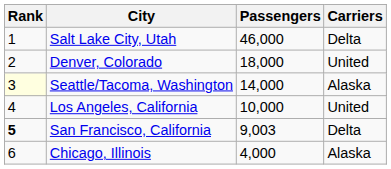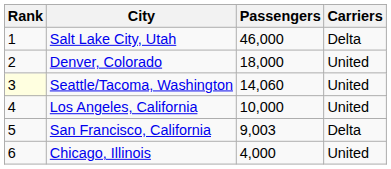(262, 85) 14,000 -> (262, 85) 14,060
(349, 85) Alaska -> (348, 85) United
(12, 130) bold -> (12, 130) normal
(349, 153) Alaska -> (348, 153) United
